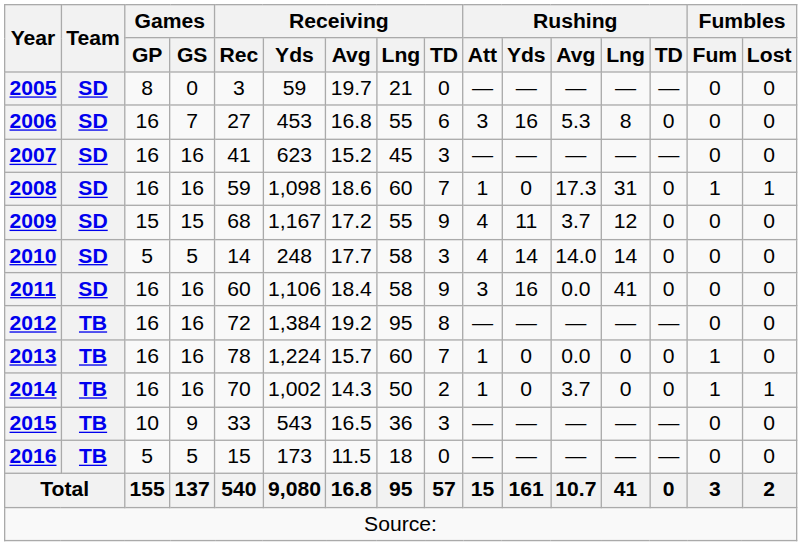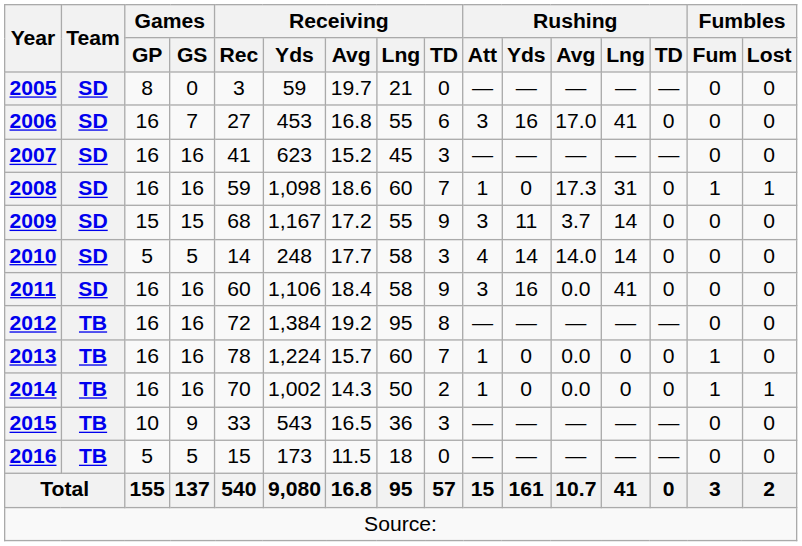(576, 121) 5.3 -> (576, 121) 17.0
(626, 121) 8 -> (626, 121) 41
(482, 222) 4 -> (482, 222) 3
(626, 222) 12 -> (626, 222) 14
(576, 389) 3.7 -> (576, 389) 0.0
